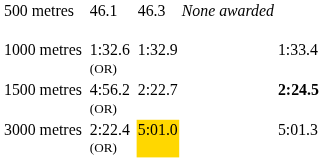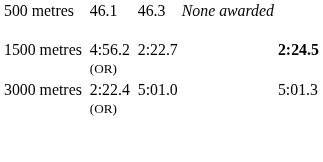- row: (43, 50)
(158, 129) gold background -> (158, 90) no background
